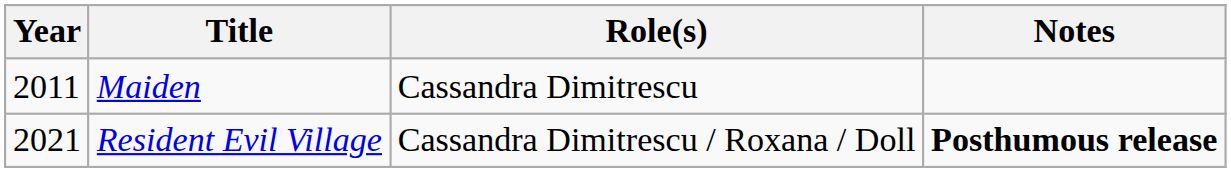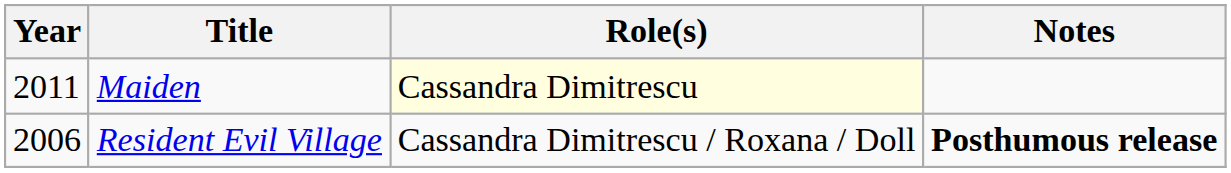(548, 85) no background -> (548, 85) lightyellow background
(47, 139) 2021 -> (47, 139) 2006
